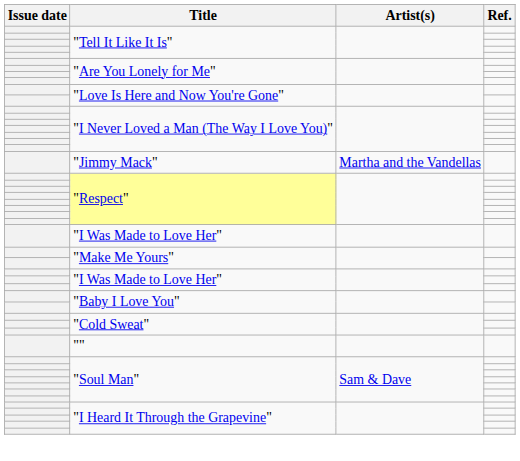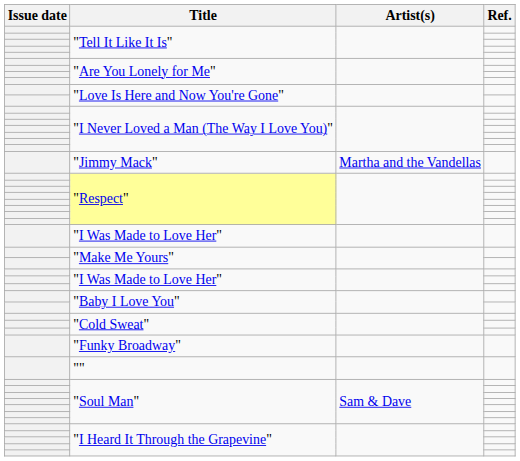+ row: (127, 346)
